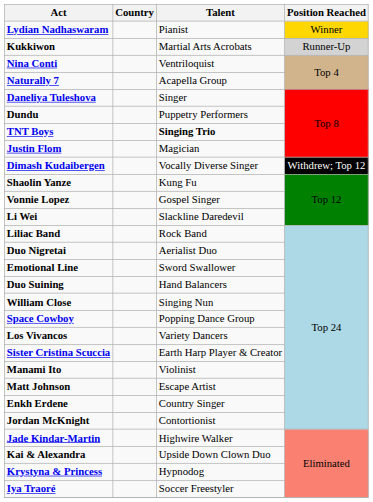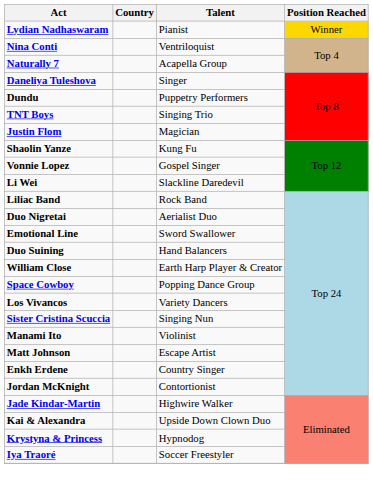- row: (31, 47)
(187, 132) bold -> (186, 115) normal
- row: (56, 166)
(186, 302) Singing Nun -> (220, 268) Earth Harp Player & Creator
(220, 353) Earth Harp Player & Creator -> (186, 319) Singing Nun
